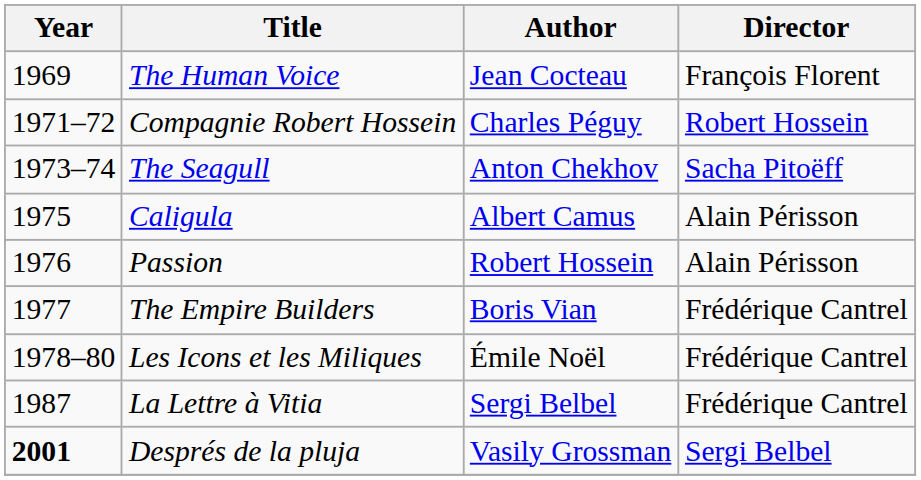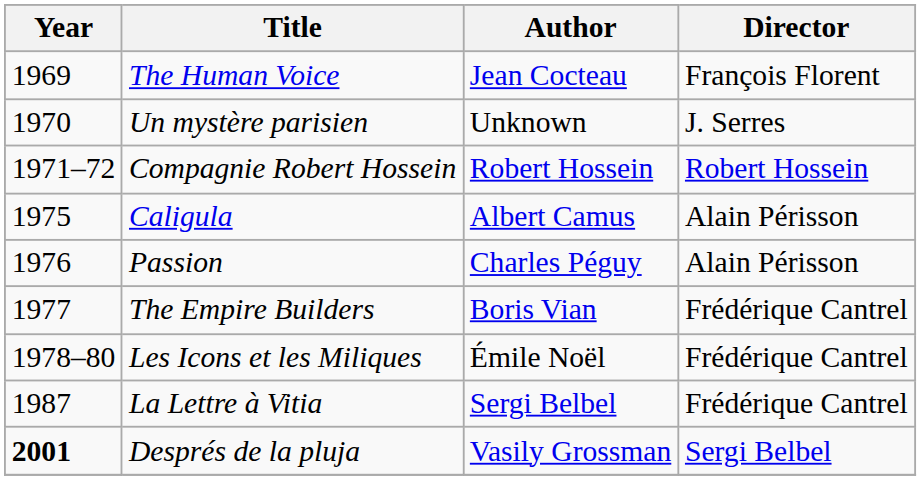+ row: (248, 121)
(556, 121) Charles Péguy -> (562, 168) Robert Hossein
- row: (199, 168)
(562, 262) Robert Hossein -> (556, 262) Charles Péguy
